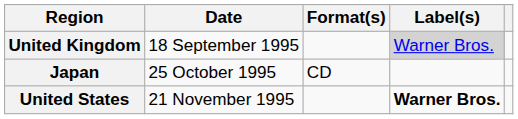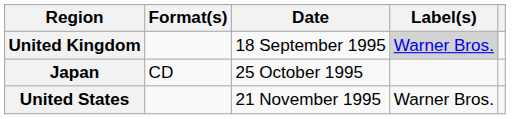columns swapped: (224, 18) <-> (346, 18)
(447, 99) bold -> (444, 99) normal
